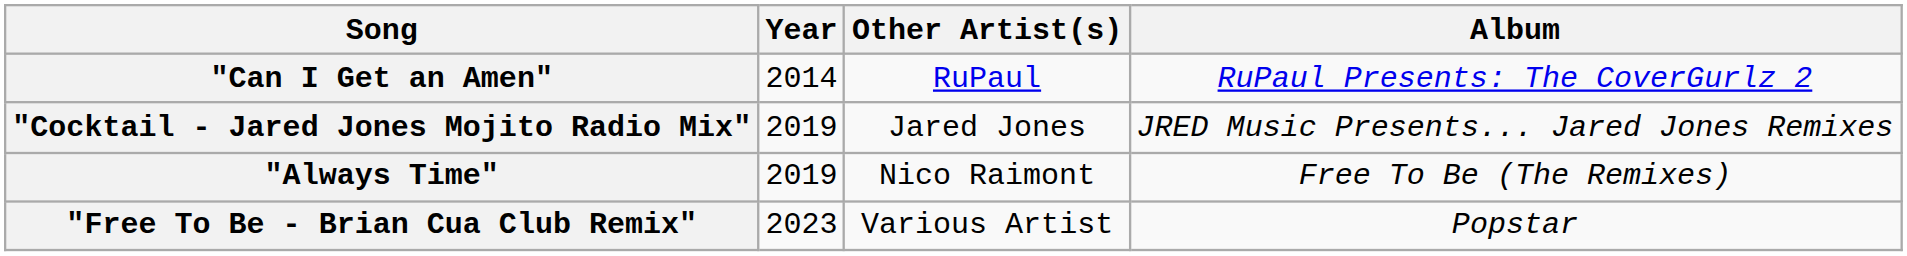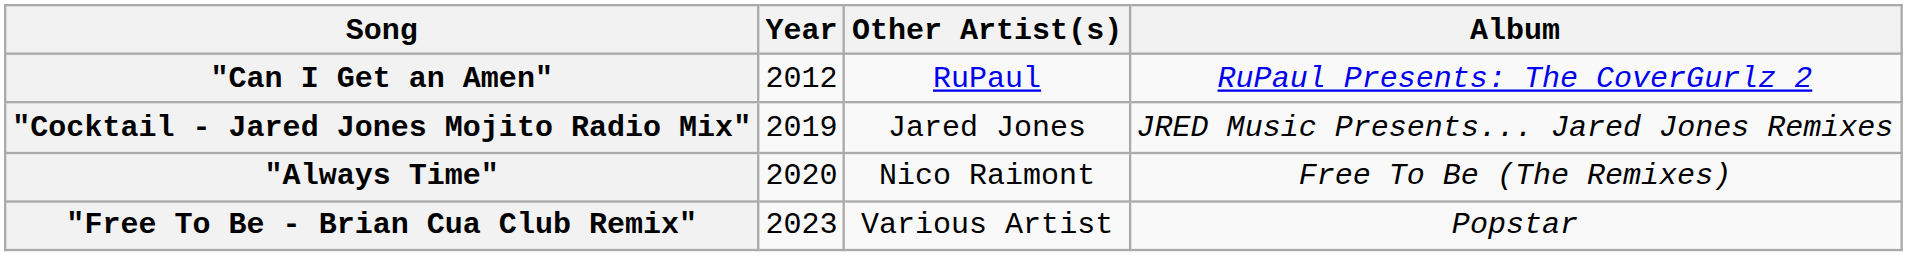(802, 79) 2014 -> (802, 79) 2012
(802, 176) 2019 -> (802, 176) 2020
